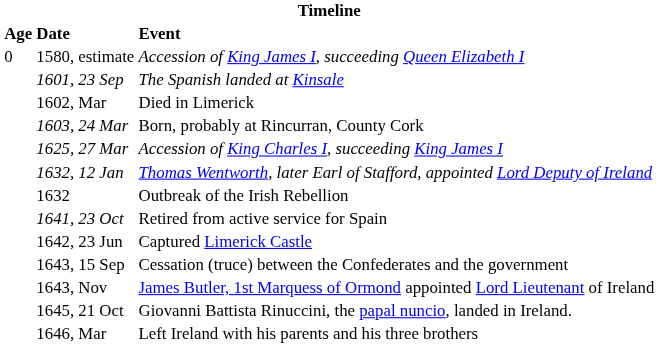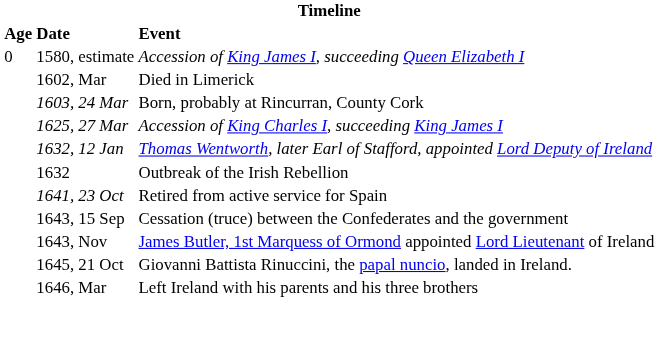- row: (80, 79)
- row: (80, 241)
